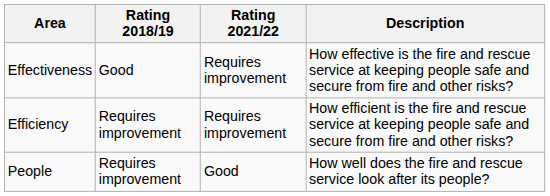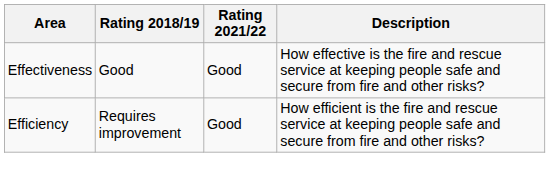(245, 70) Requires improvement -> (224, 70) Good
(245, 125) Requires improvement -> (224, 125) Good
- row: (30, 171)
